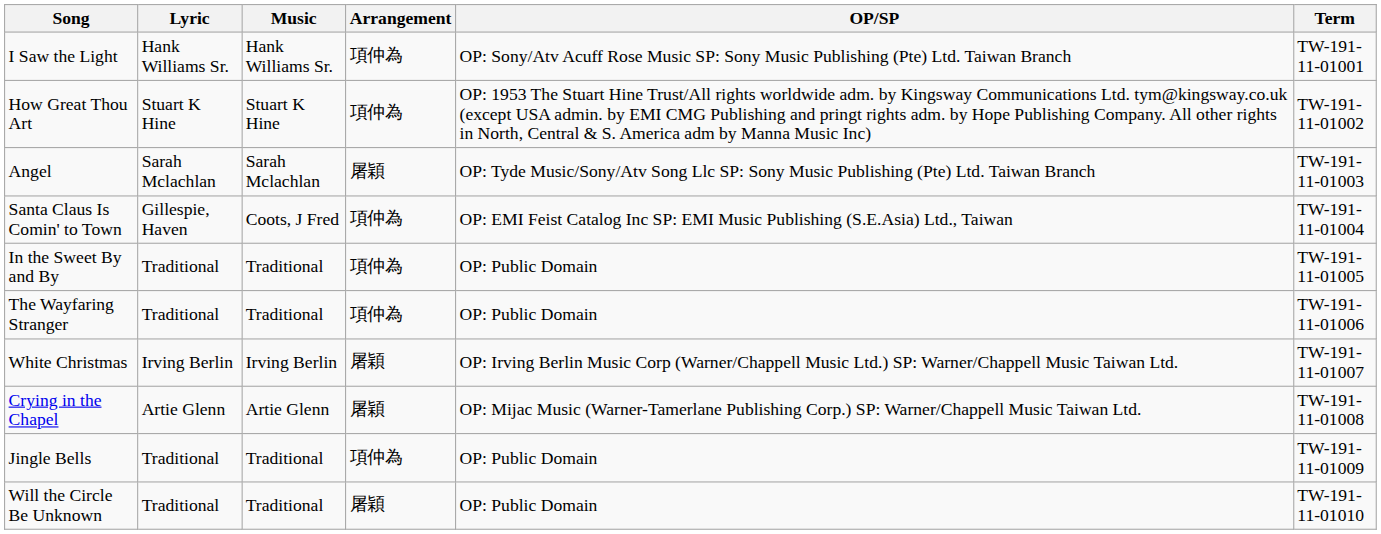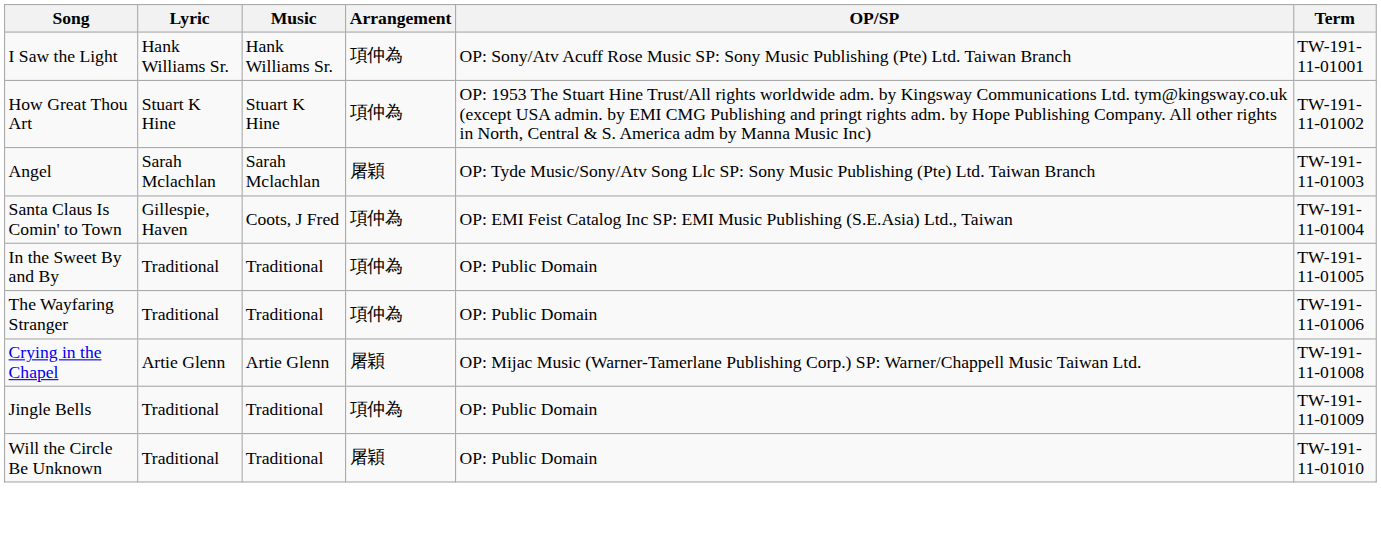- row: (68, 362)
